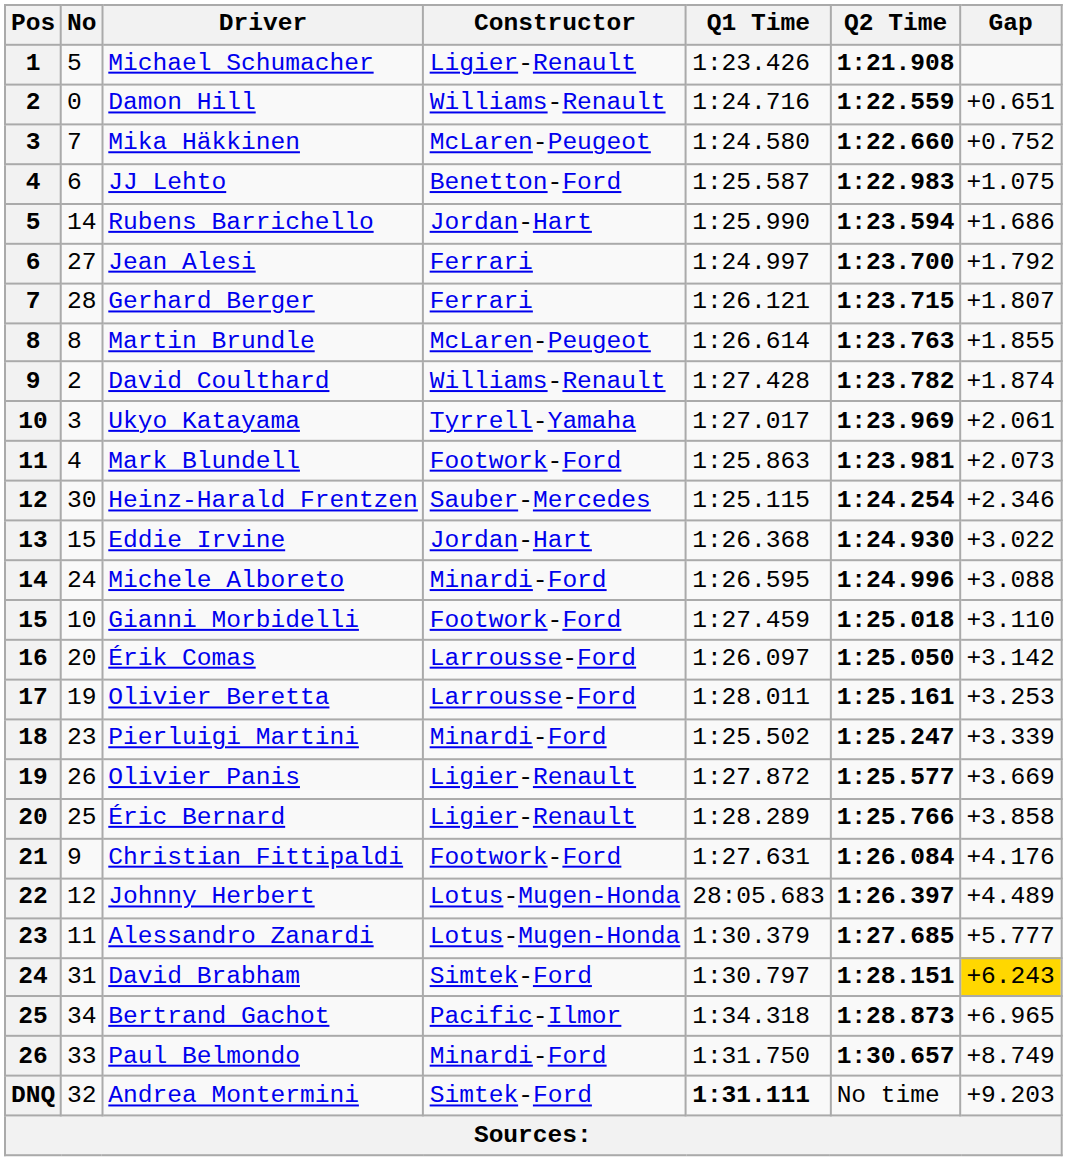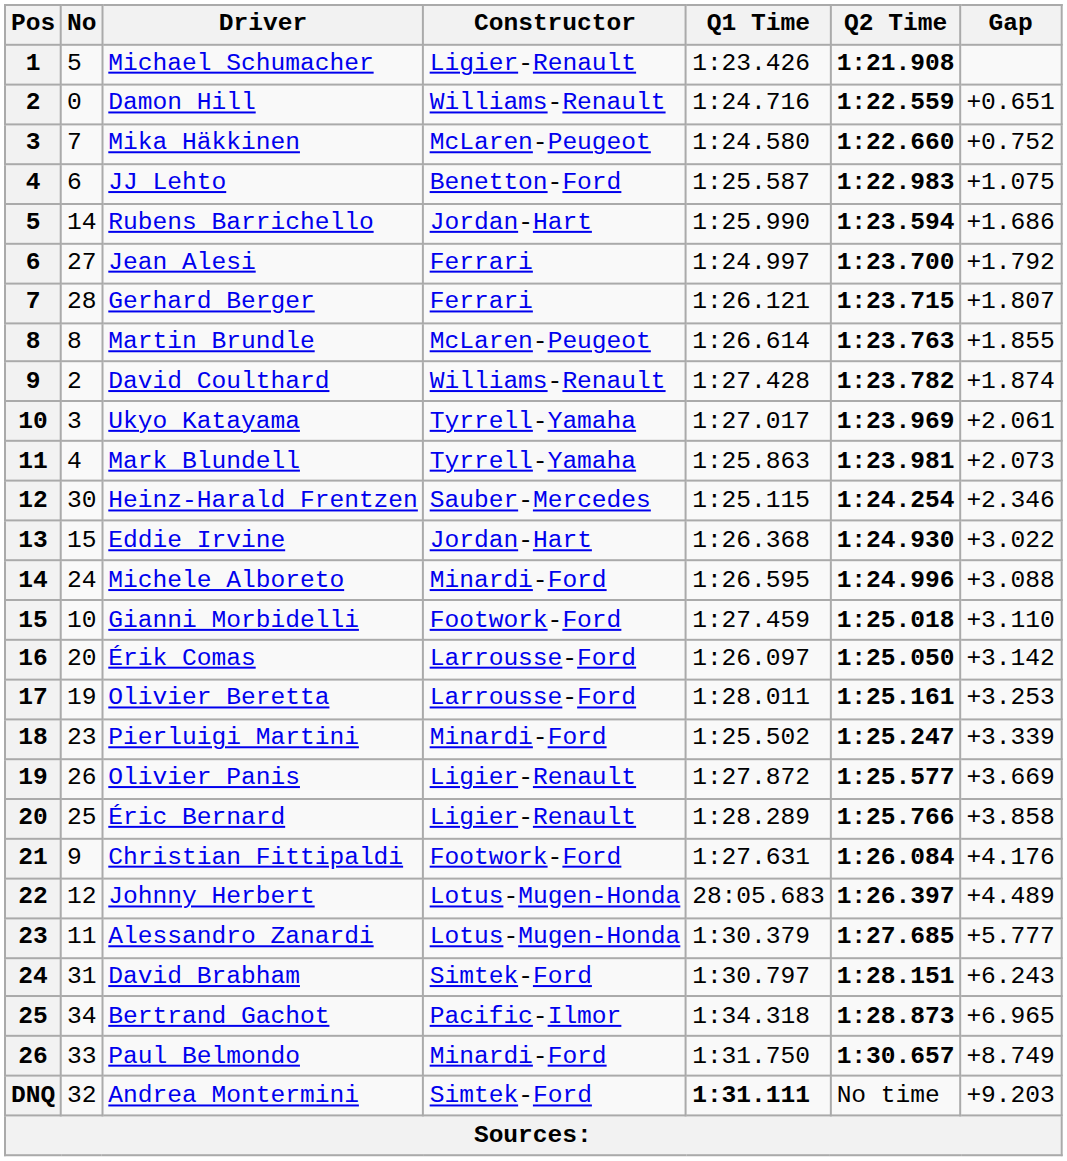(526, 462) Footwork-Ford -> (533, 462) Tyrrell-Yamaha
(1011, 977) gold background -> (1011, 977) no background
